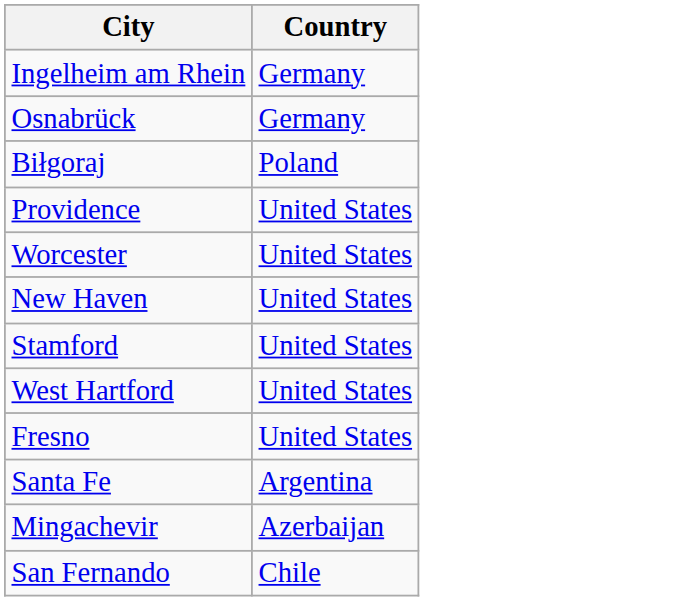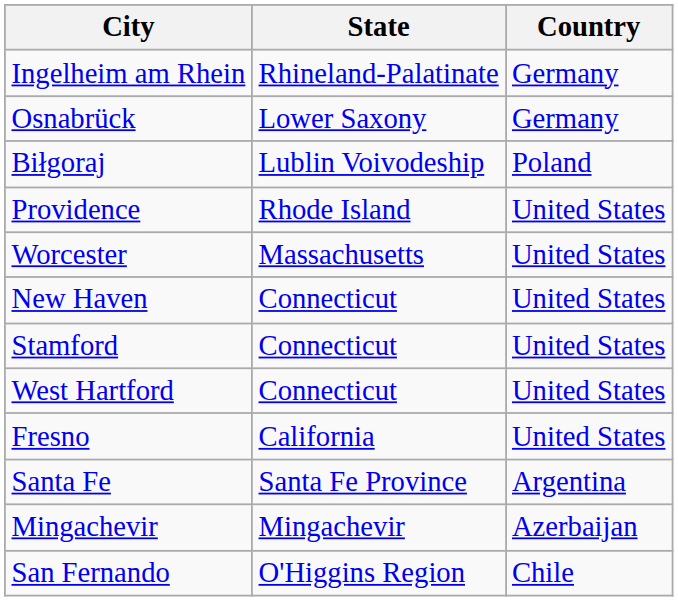+ column: (379, 27)
